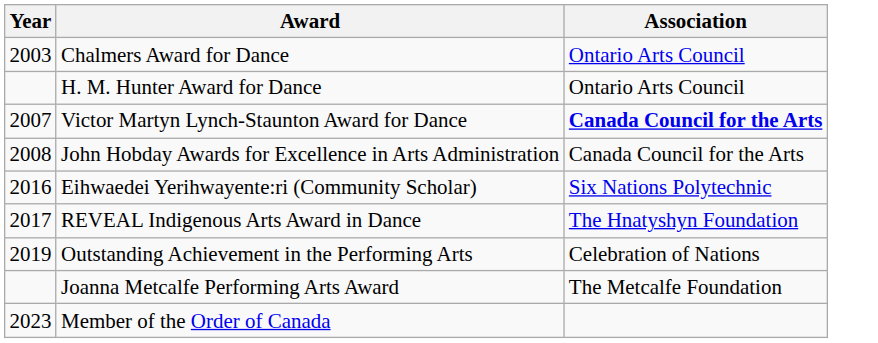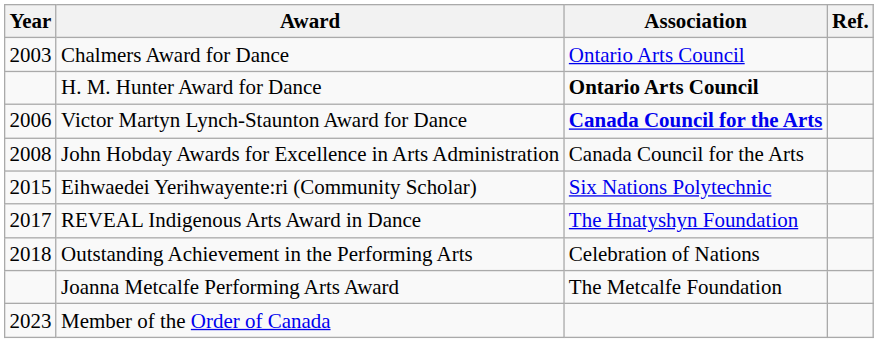+ column: (850, 21)
(657, 87) normal -> (664, 87) bold
(30, 120) 2007 -> (30, 120) 2006
(30, 187) 2016 -> (30, 187) 2015
(30, 253) 2019 -> (30, 253) 2018
